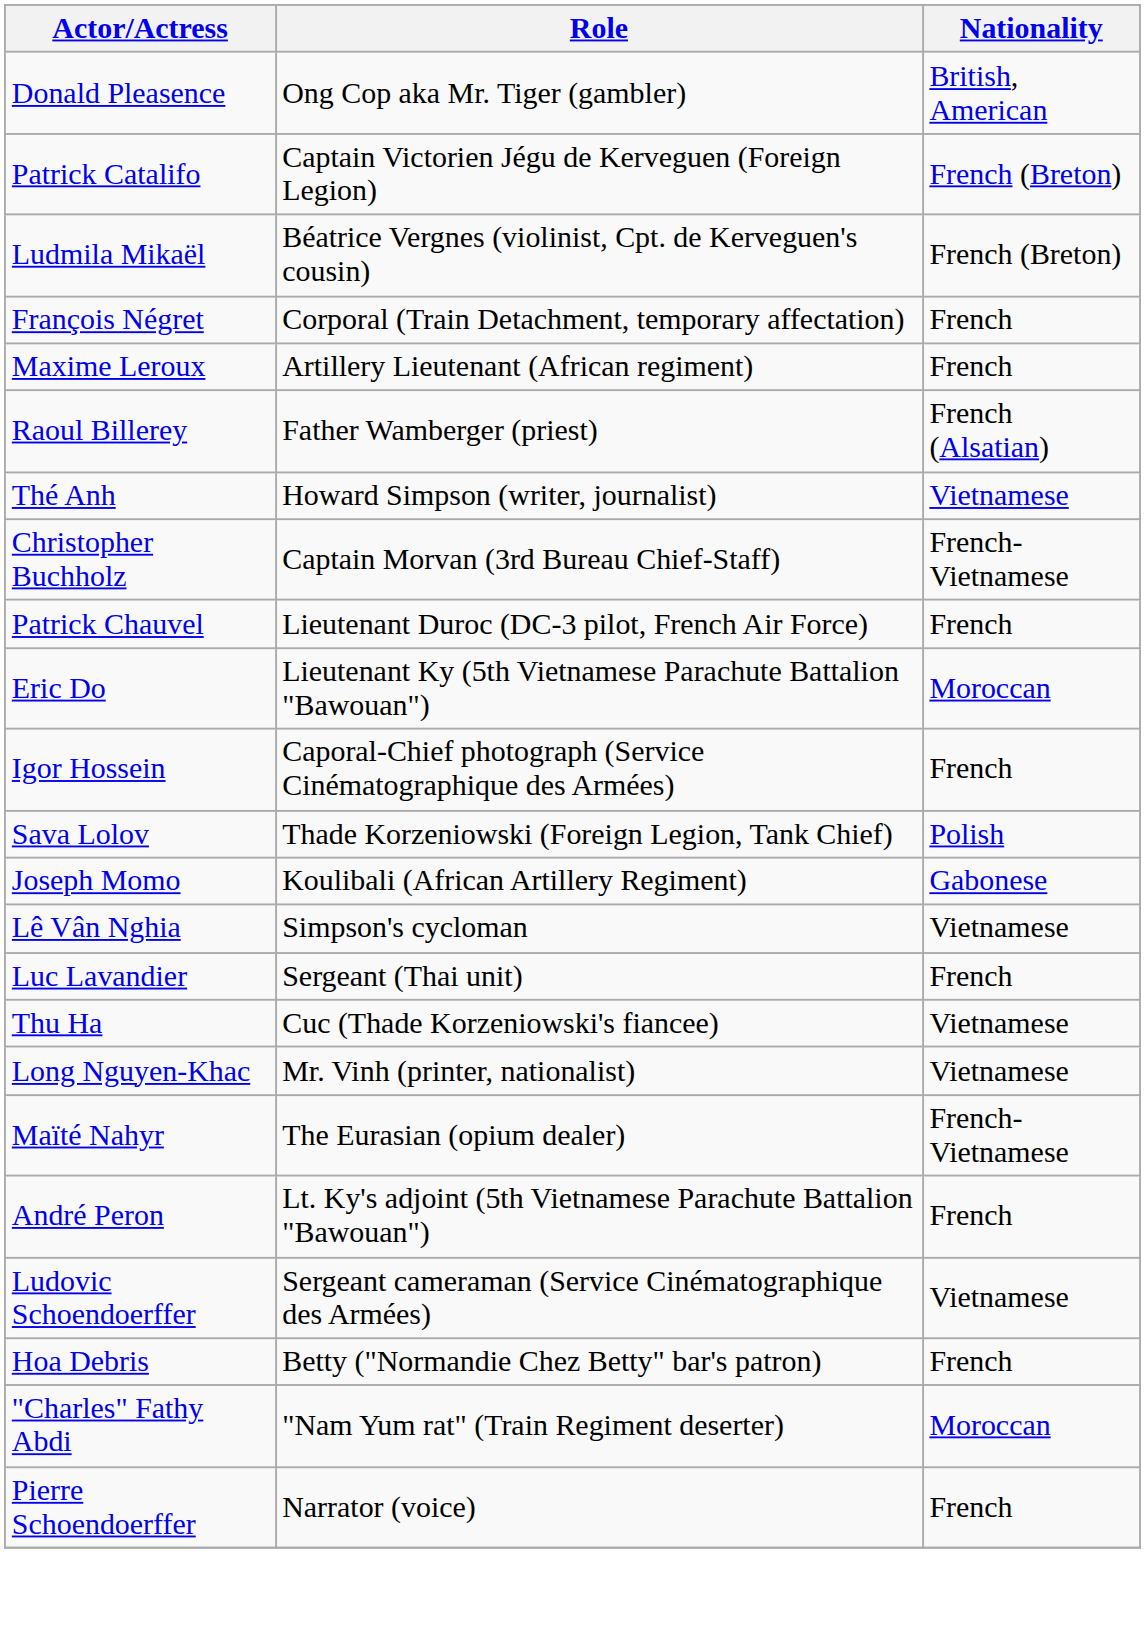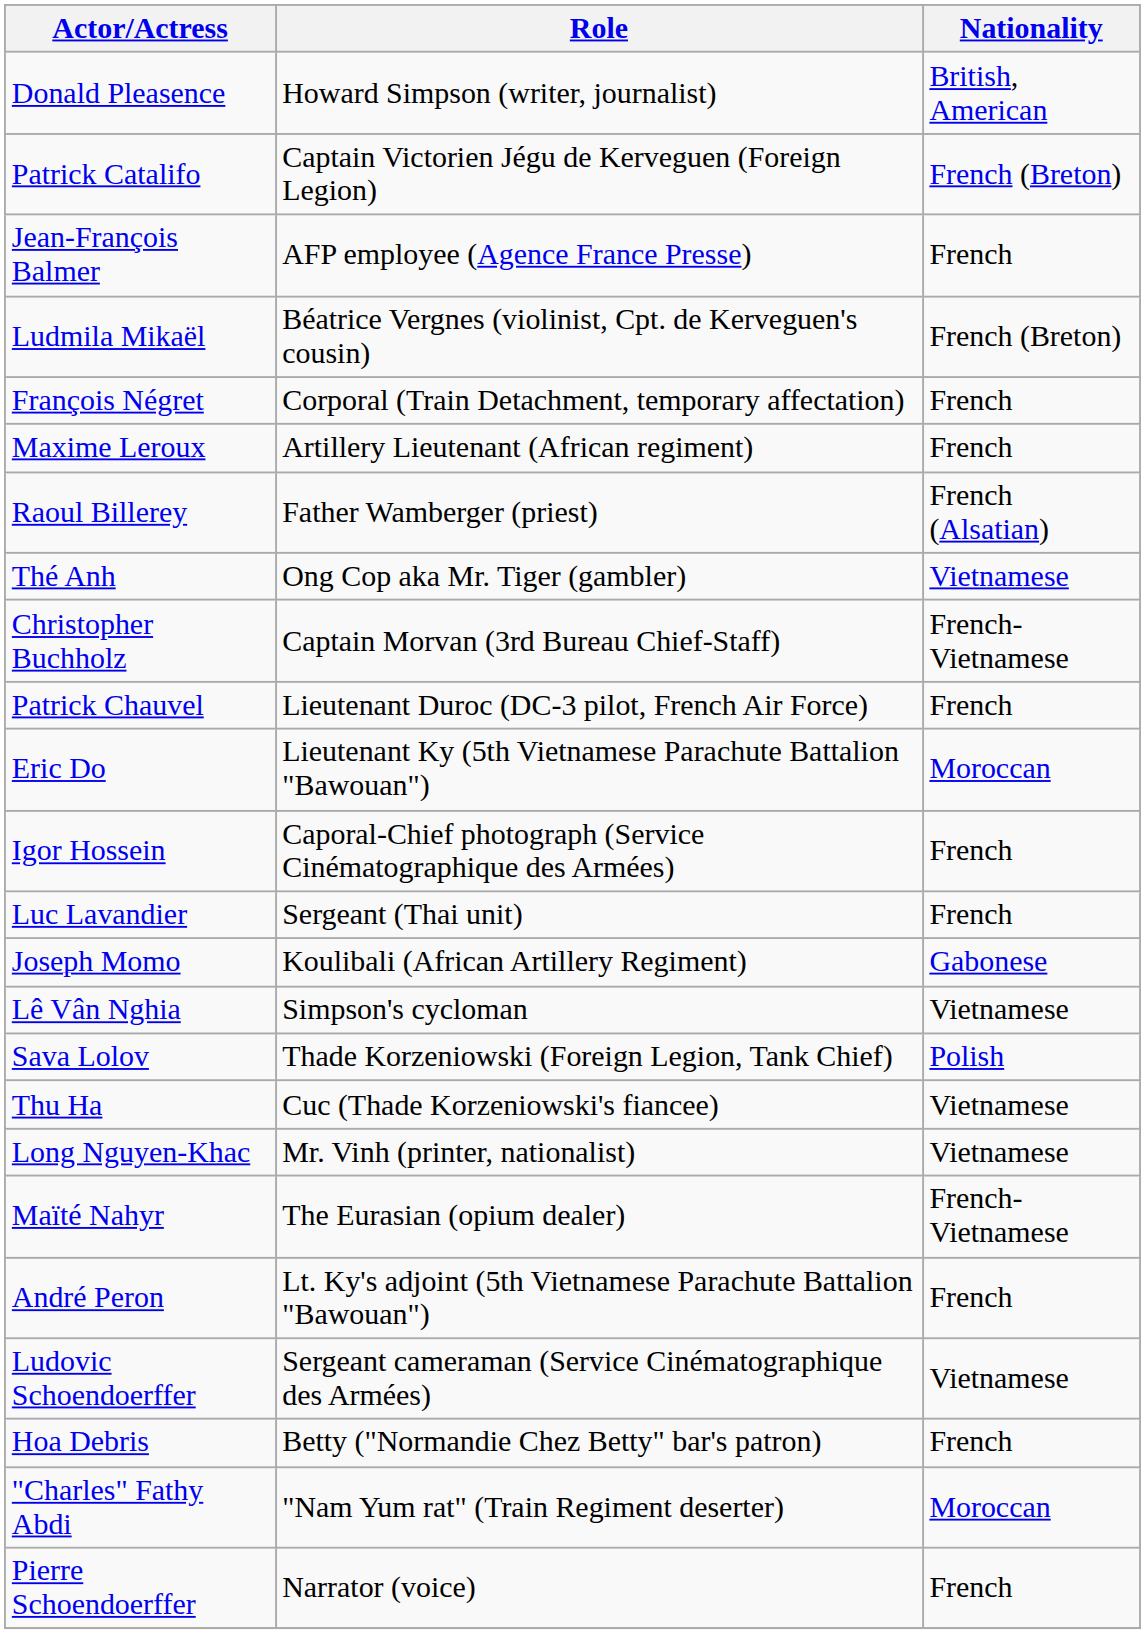(484, 92) Ong Cop aka Mr. Tiger (gambler) -> (499, 92) Howard Simpson (writer, journalist)
+ row: (95, 254)
(499, 495) Howard Simpson (writer, journalist) -> (484, 576) Ong Cop aka Mr. Tiger (gambler)
rows swapped: (99, 975) <-> (80, 833)
